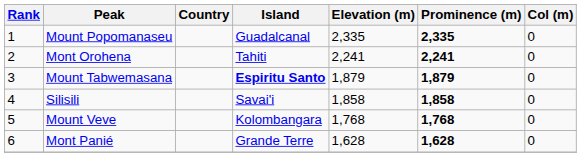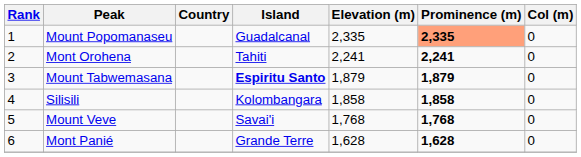(438, 36) no background -> (438, 36) lightsalmon background
(255, 99) Savai'i -> (279, 99) Kolombangara
(279, 120) Kolombangara -> (255, 120) Savai'i
